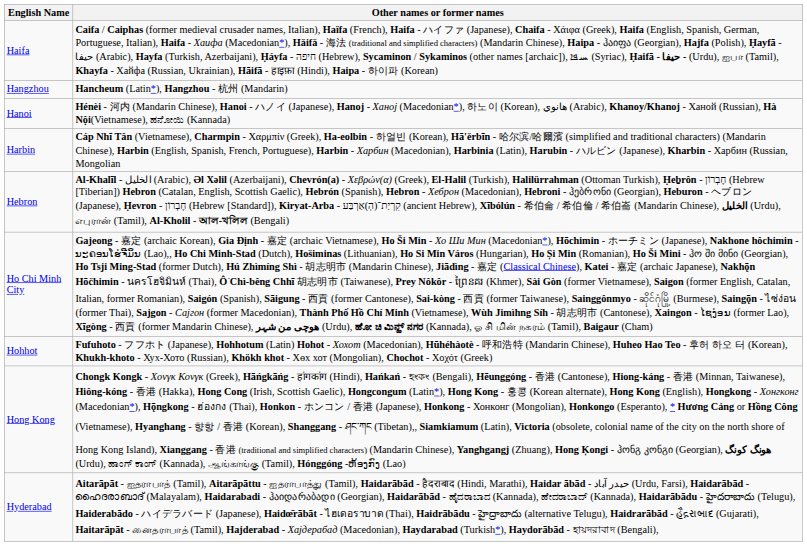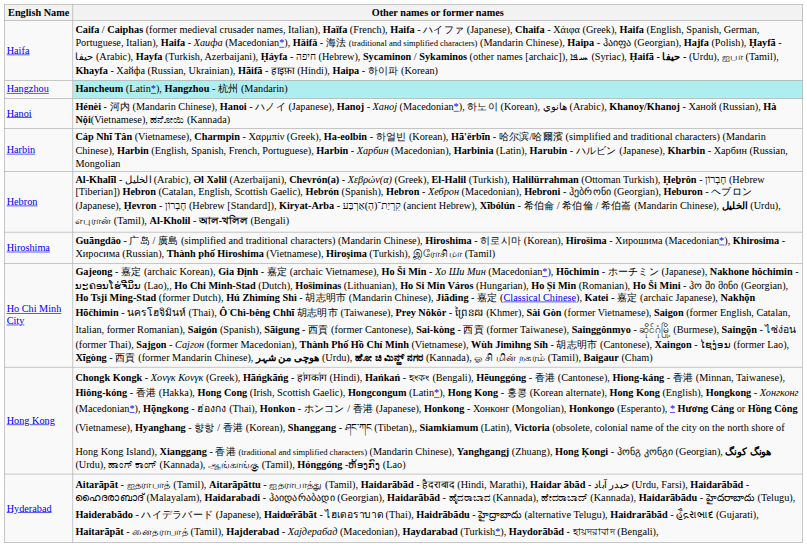(181, 89) no background -> (181, 89) paleturquoise background
+ row: (28, 247)
- row: (22, 351)
